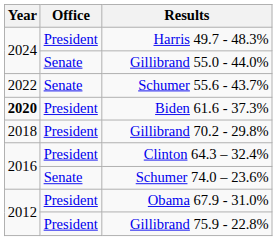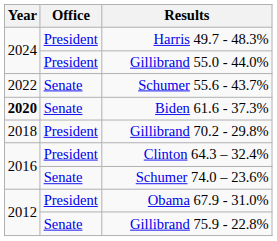(63, 62) Senate -> (71, 62) President
(71, 108) President -> (63, 108) Senate
(71, 223) President -> (63, 223) Senate
